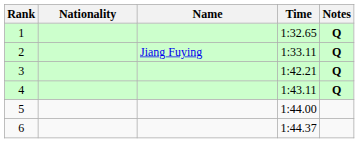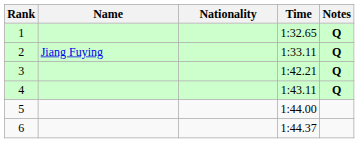columns swapped: (207, 14) <-> (88, 14)
